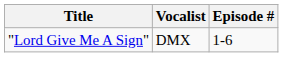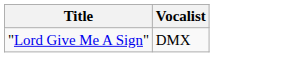- column: (243, 16)
